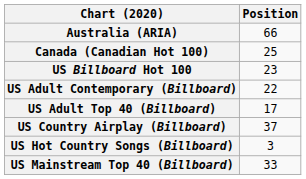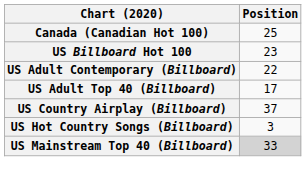- row: (122, 33)
(270, 165) no background -> (270, 146) lightgrey background
